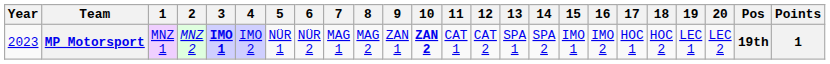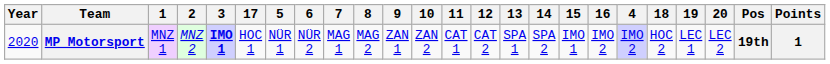columns swapped: (251, 15) <-> (632, 15)
(23, 42) 2023 -> (23, 42) 2020
(427, 42) bold -> (427, 42) normal
